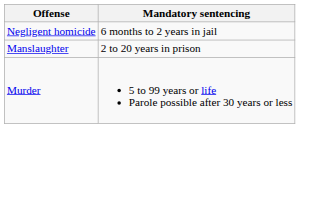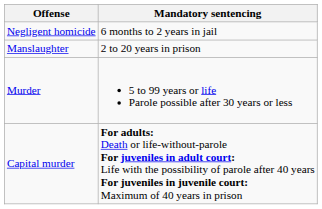+ row: (41, 163)
